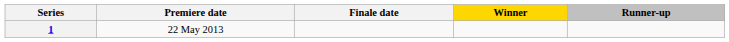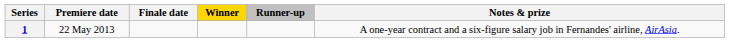+ column: (520, 12)
